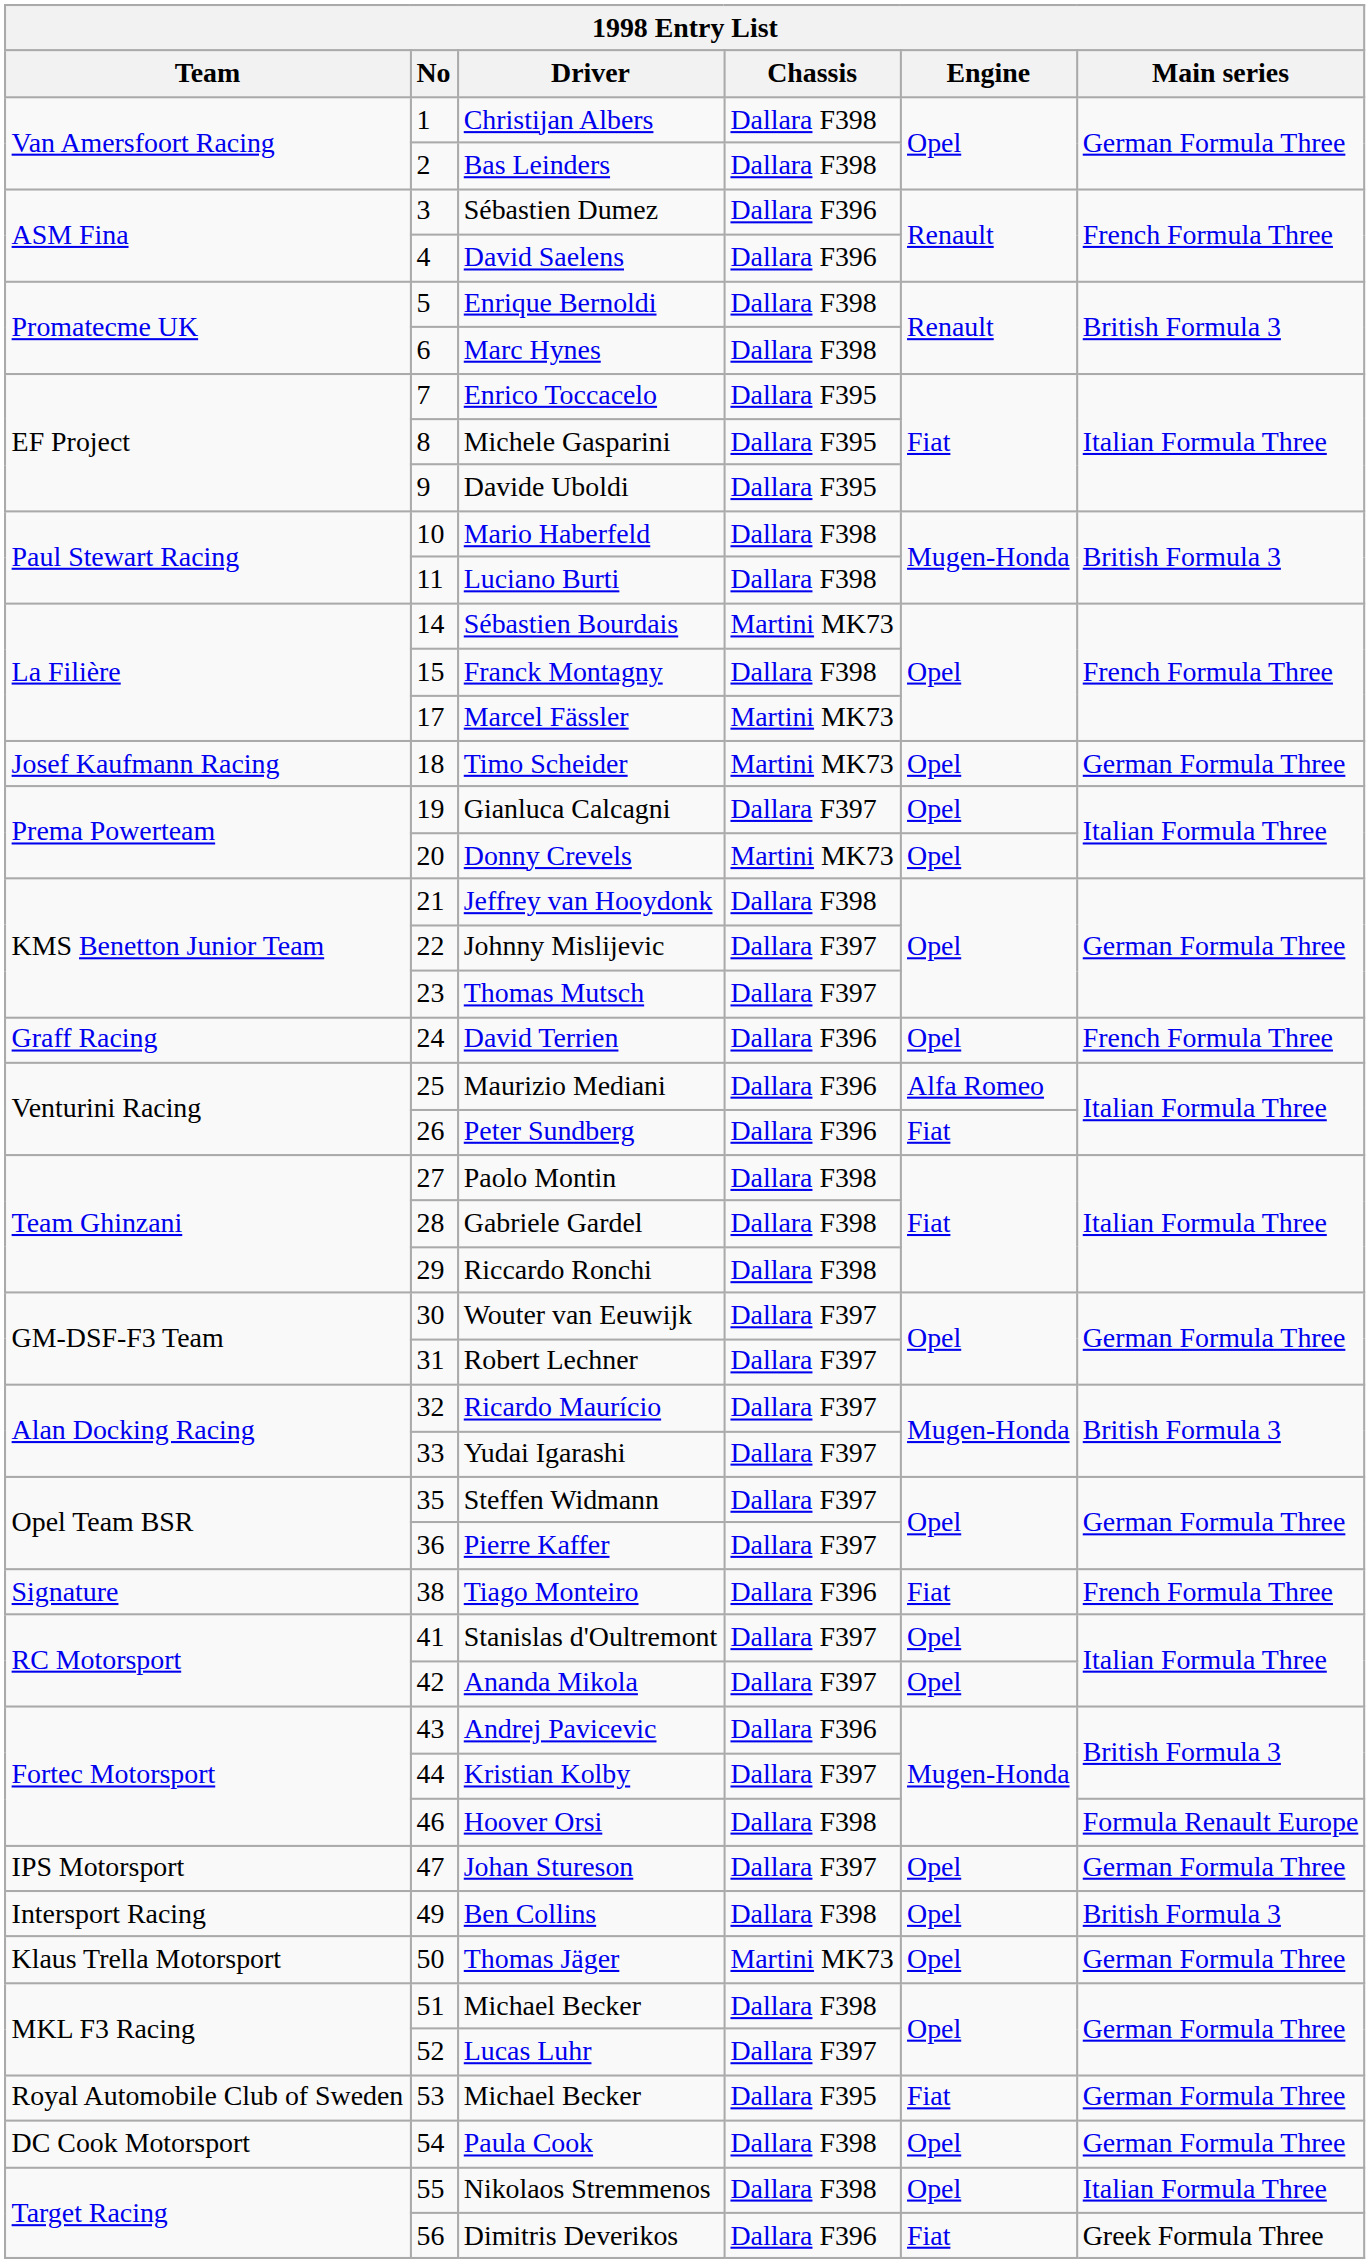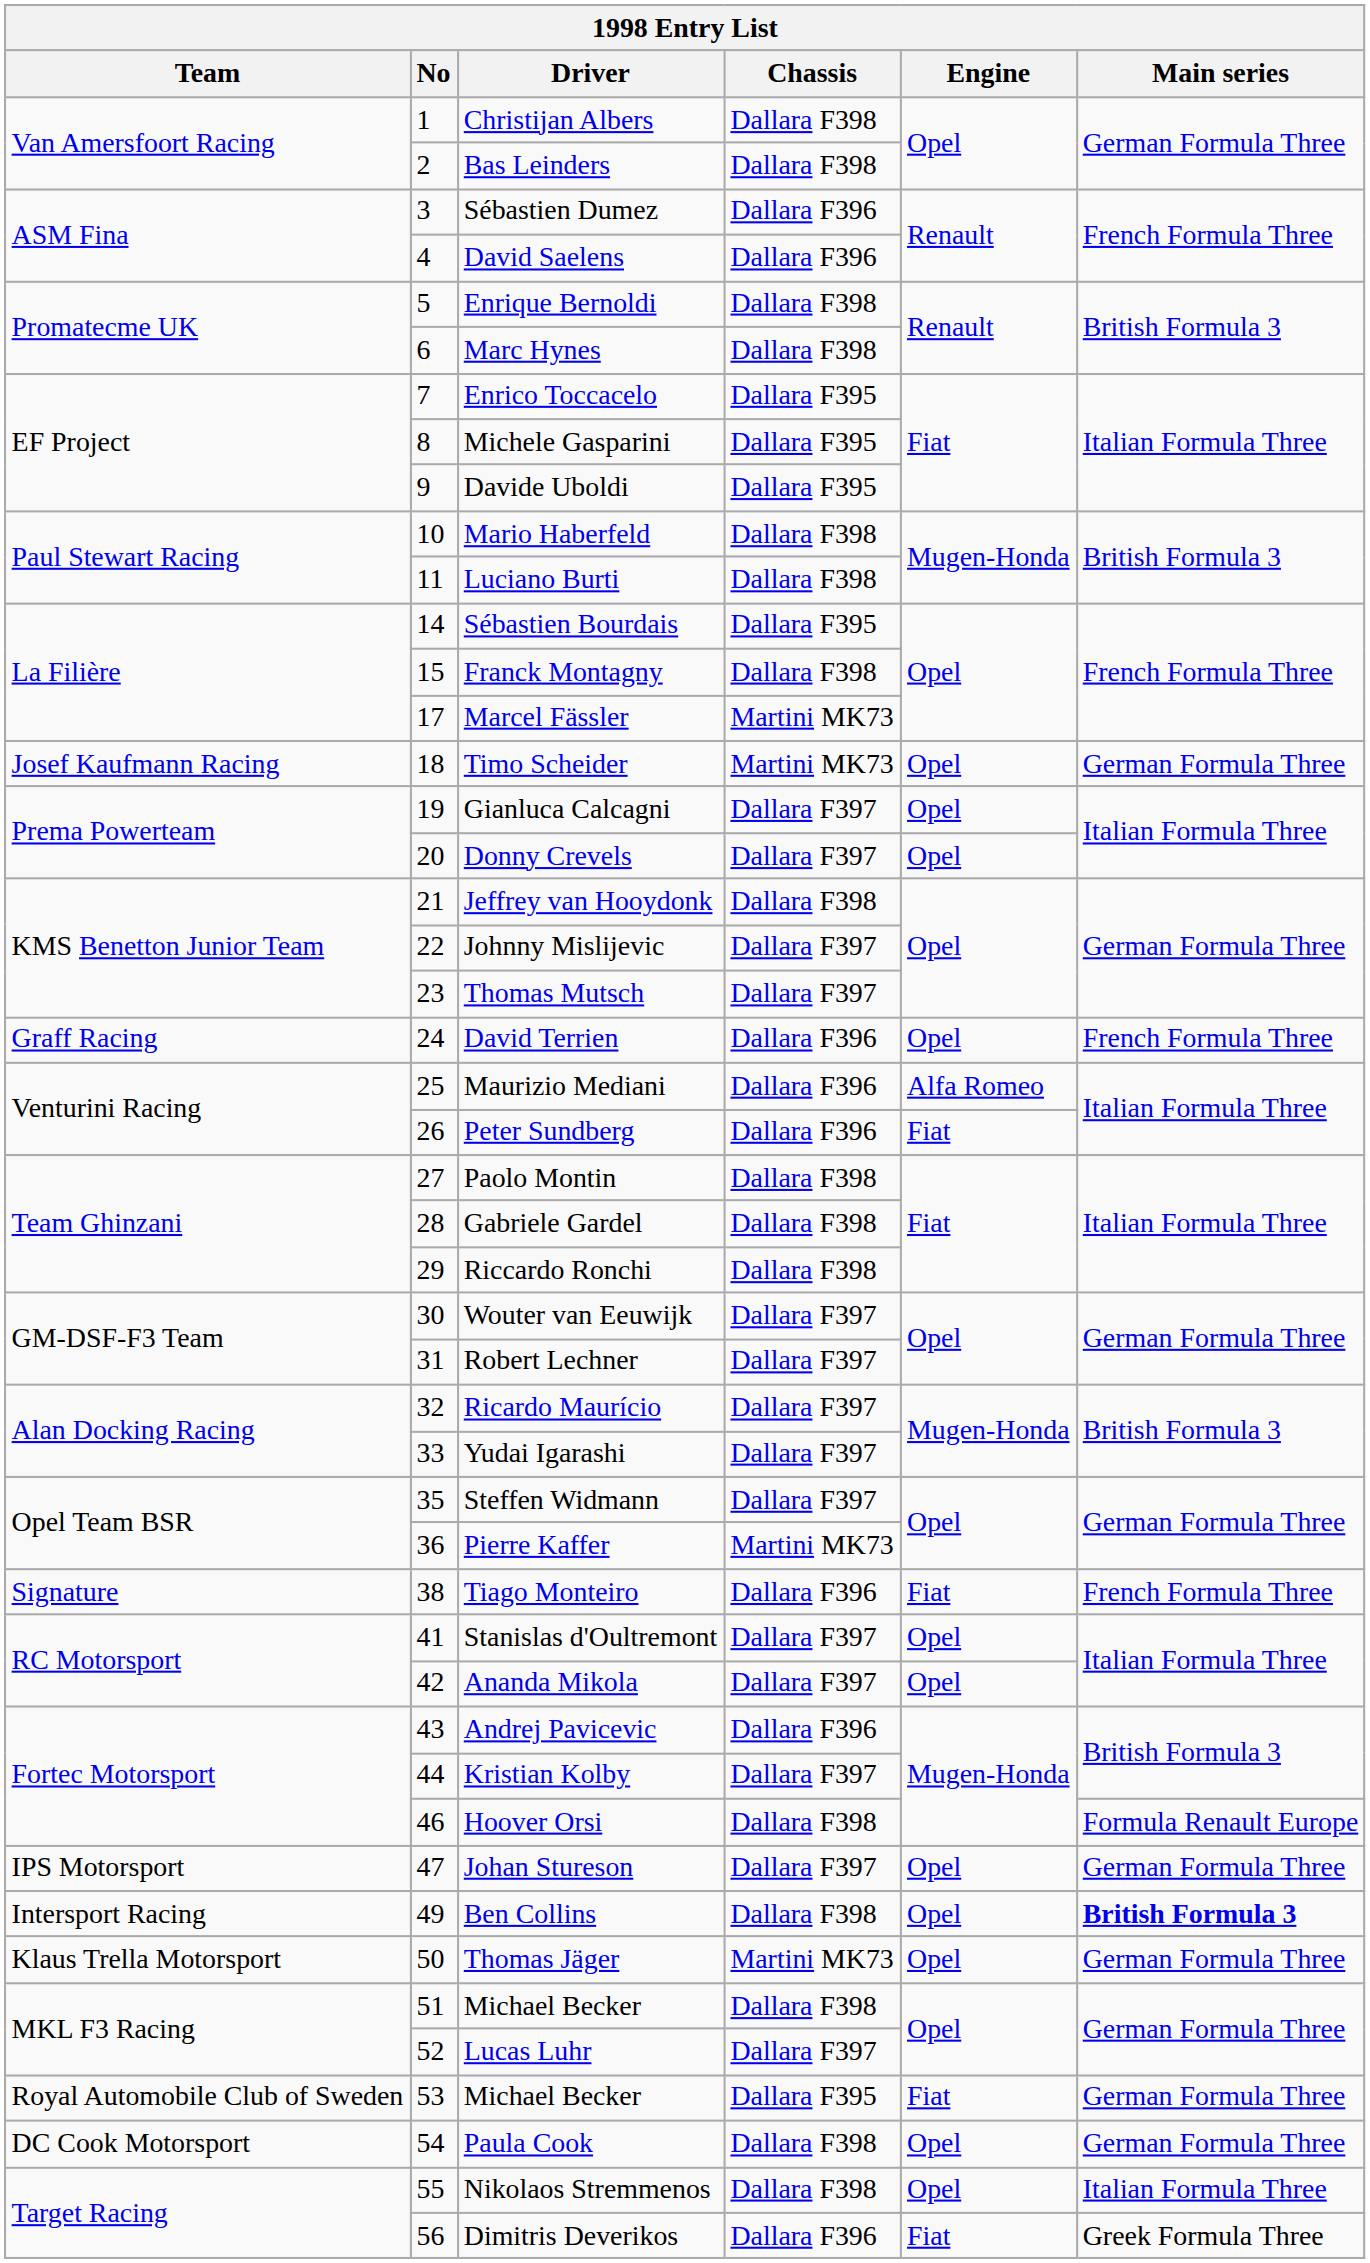(812, 625) Martini MK73 -> (804, 625) Dallara F395
(812, 855) Martini MK73 -> (804, 855) Dallara F397
(804, 1544) Dallara F397 -> (812, 1544) Martini MK73
(1182, 1912) normal -> (1190, 1912) bold
